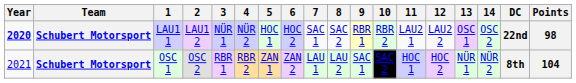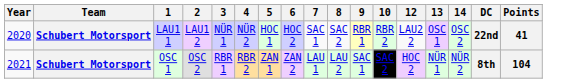- column: (411, 13)
(19, 36) bold -> (19, 36) normal
(551, 36) 98 -> (521, 36) 41
